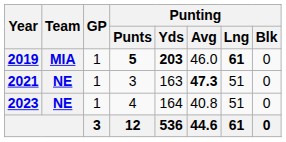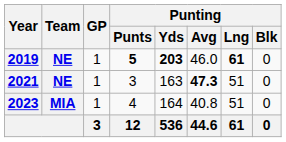(63, 59) MIA -> (63, 59) NE
(63, 103) NE -> (63, 103) MIA
